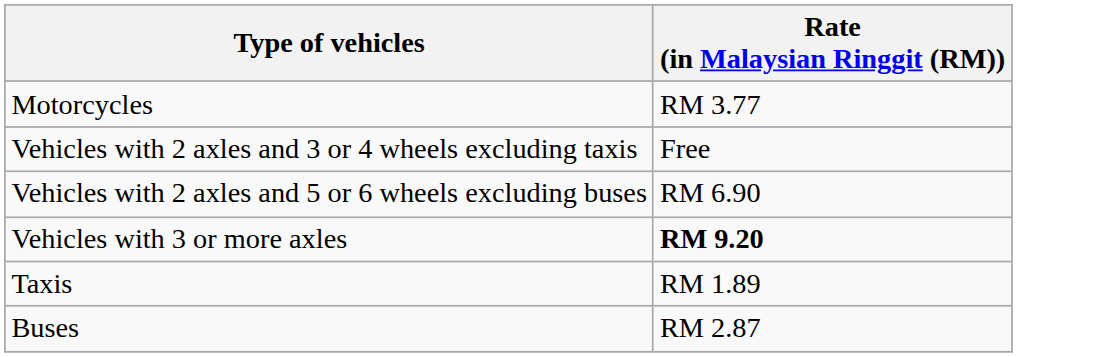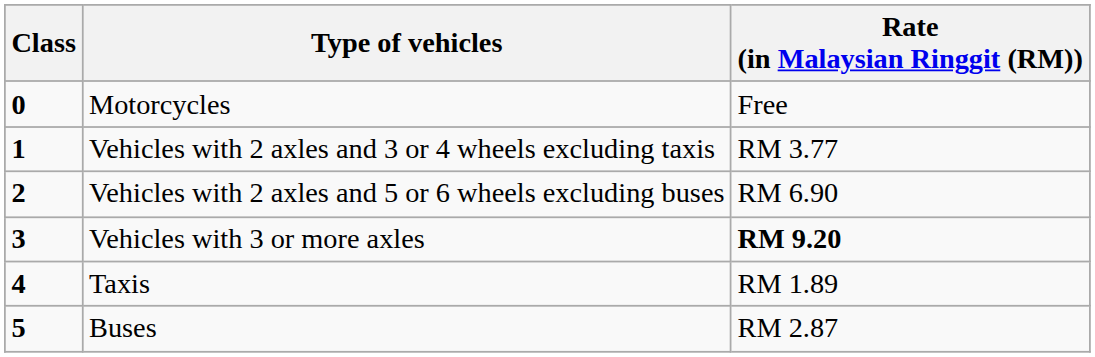+ column: (44, 42)
(710, 103) RM 3.77 -> (763, 103) Free
(685, 148) Free -> (788, 148) RM 3.77
